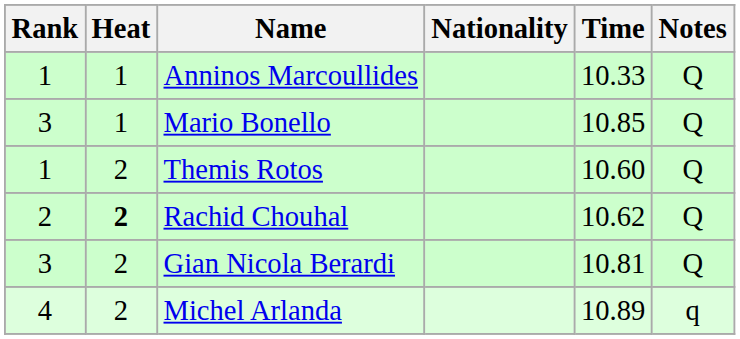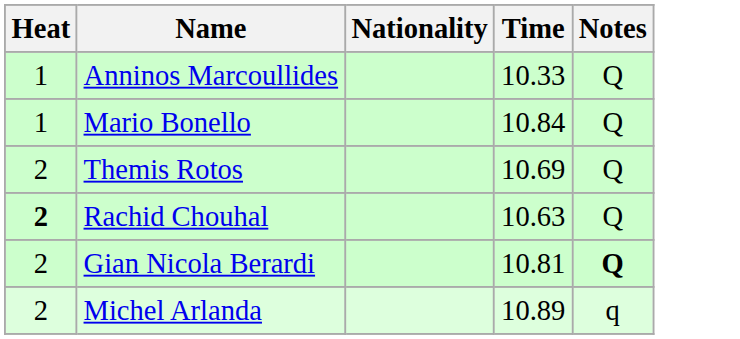- column: (45, 28)
(613, 122) 10.85 -> (533, 122) 10.84
(613, 169) 10.60 -> (533, 169) 10.69
(613, 216) 10.62 -> (533, 216) 10.63
(693, 263) normal -> (613, 263) bold
